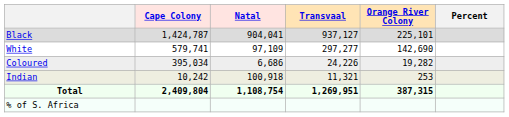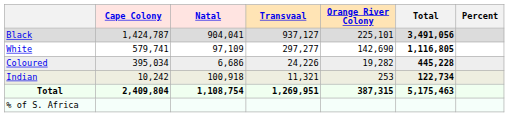+ column: (426, 16)
